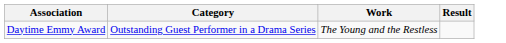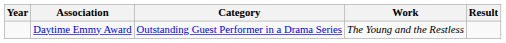+ column: (18, 13)
